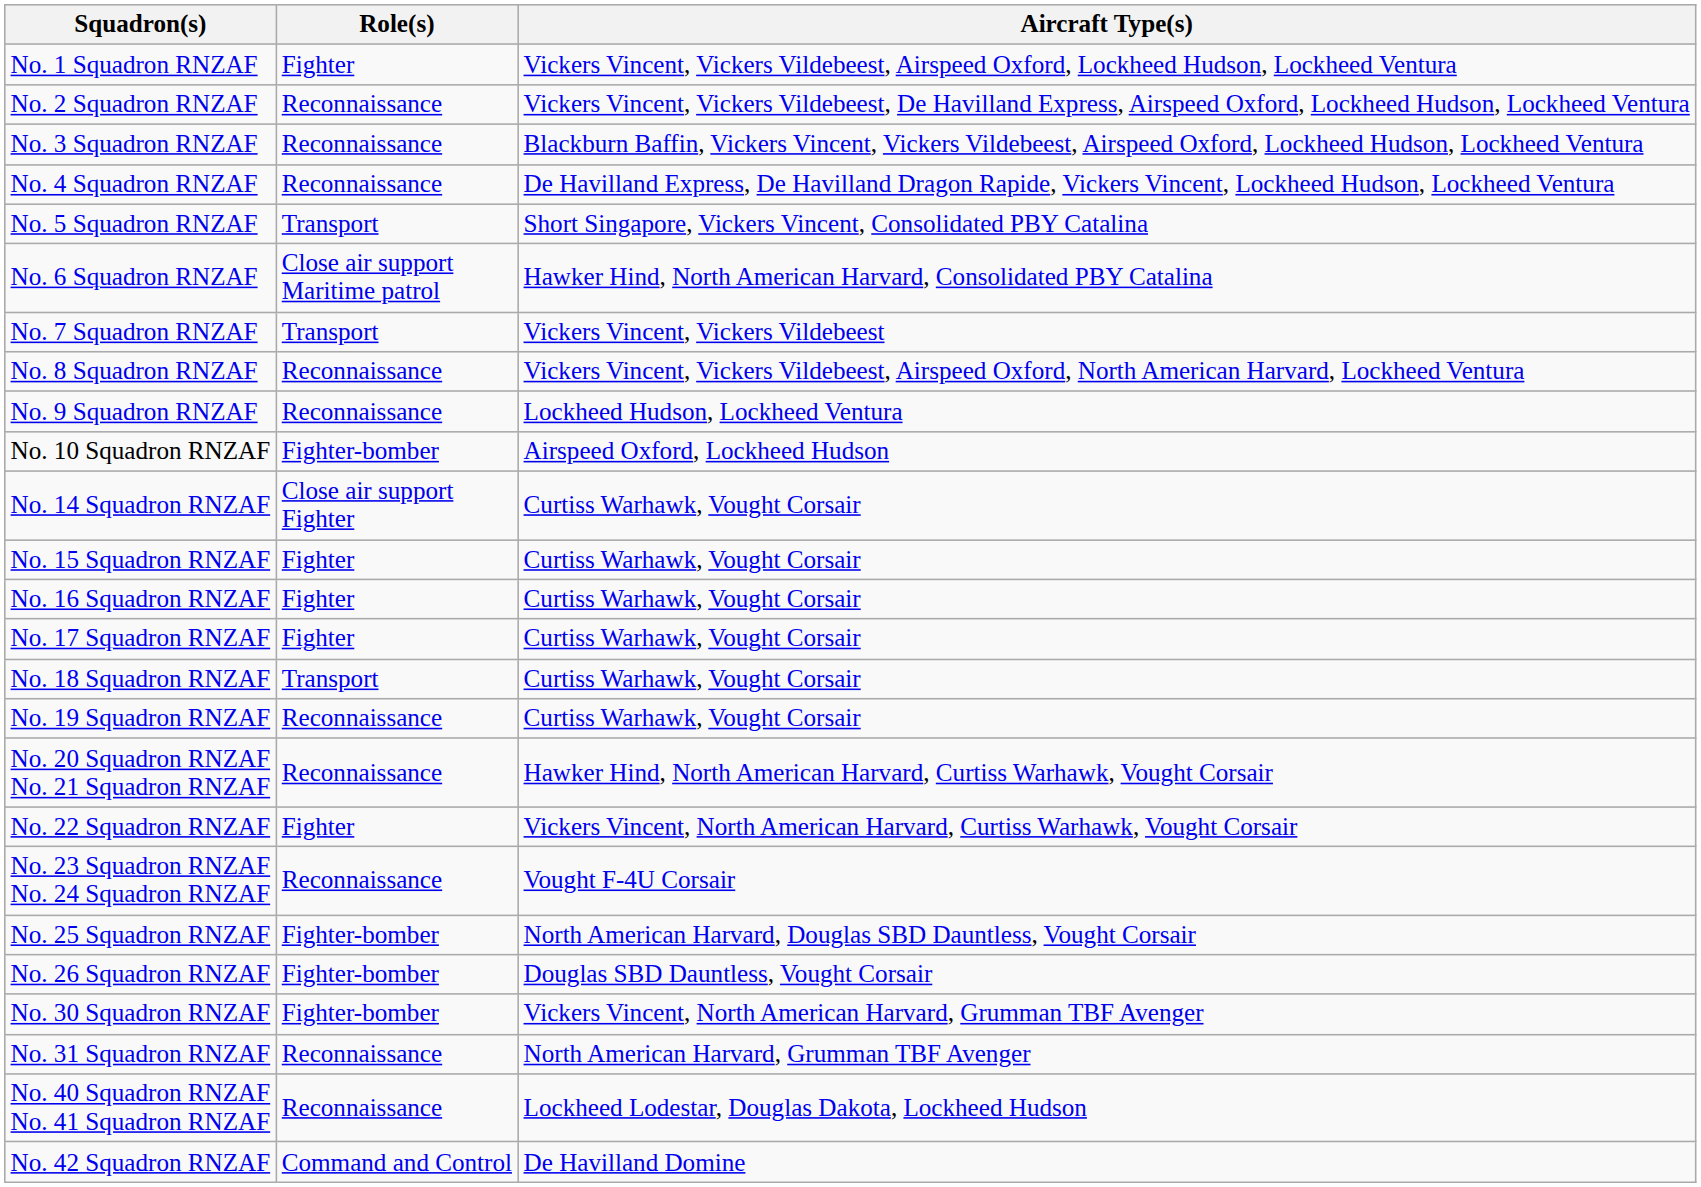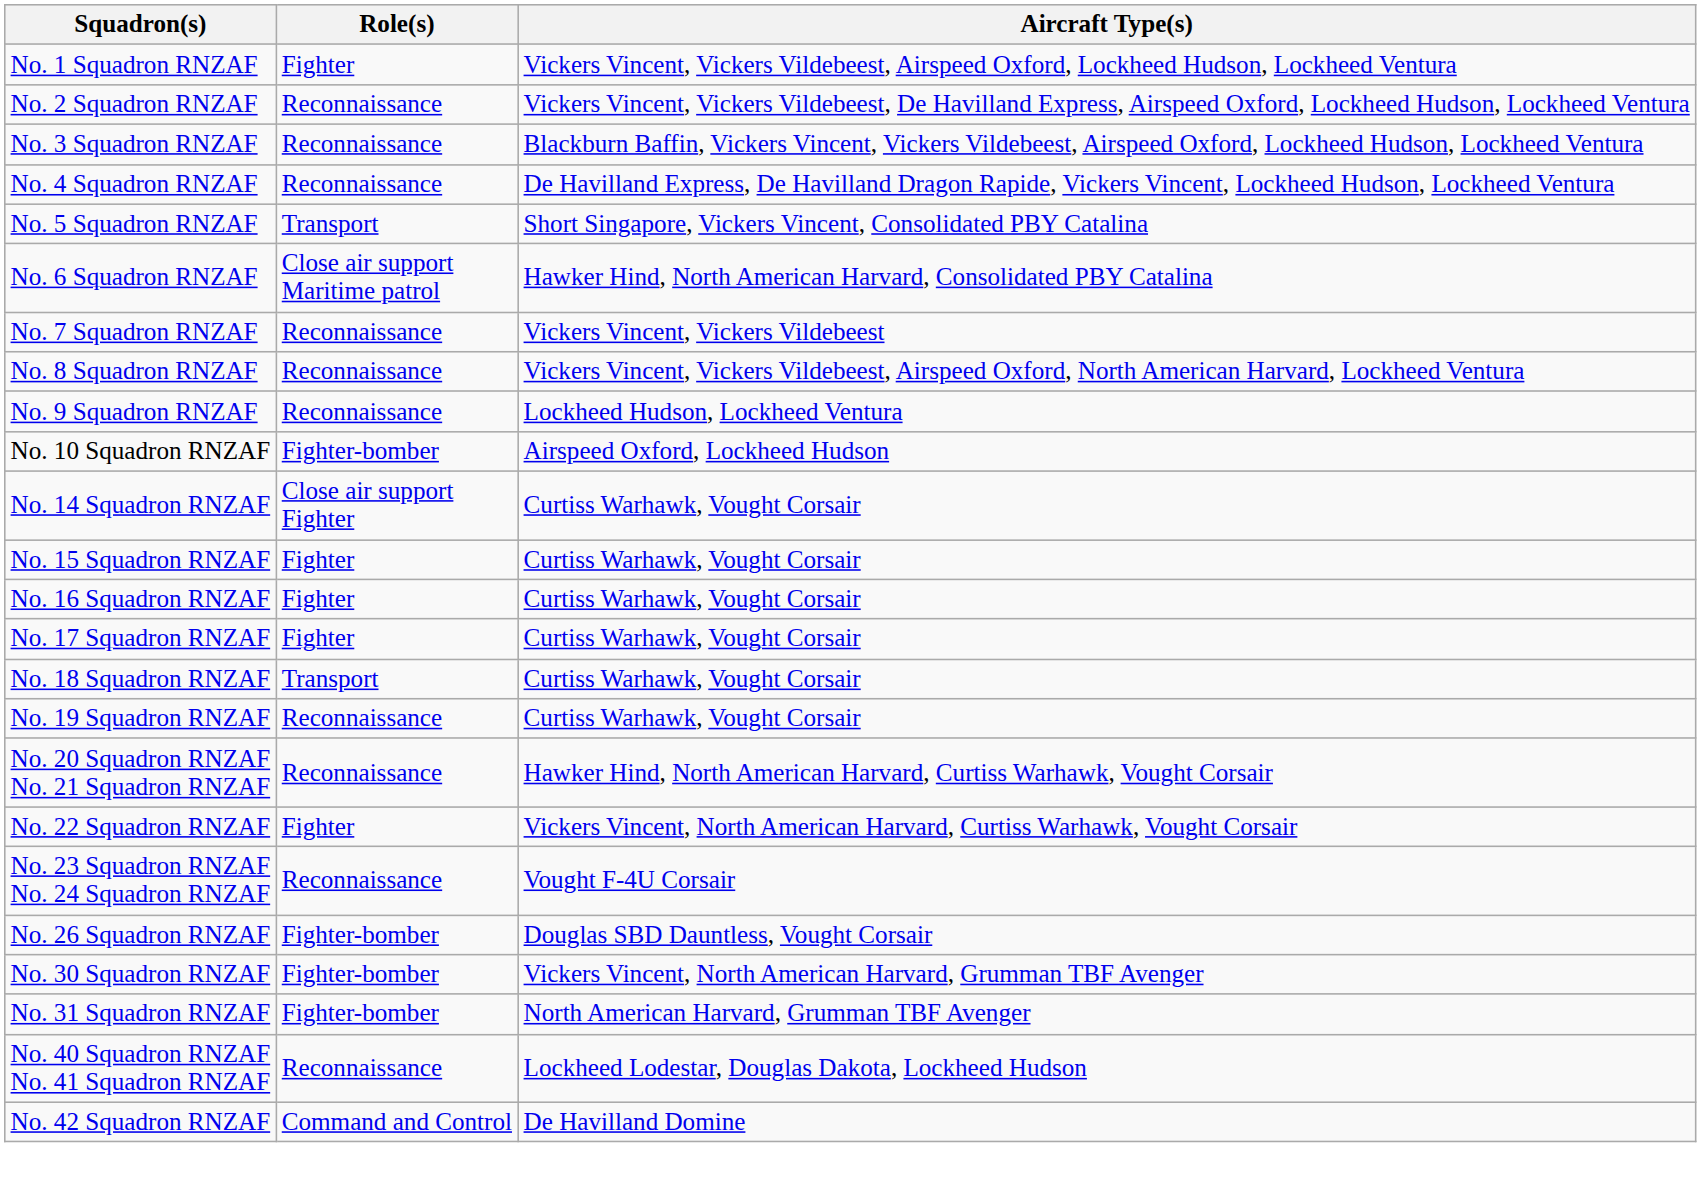(330, 331) Transport -> (362, 331) Reconnaissance
- row: (140, 934)
(362, 1053) Reconnaissance -> (360, 1013) Fighter-bomber
